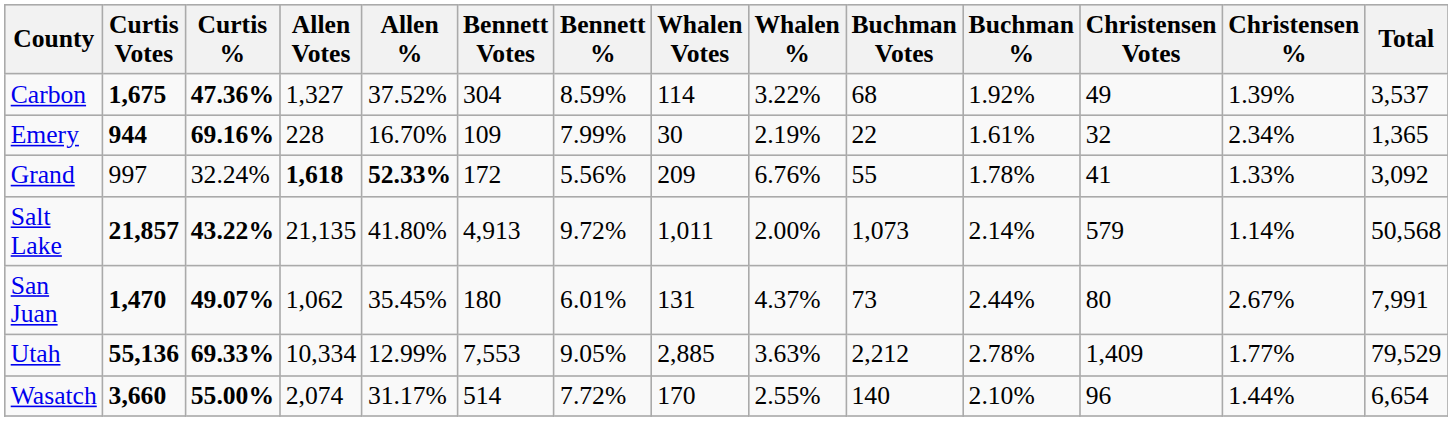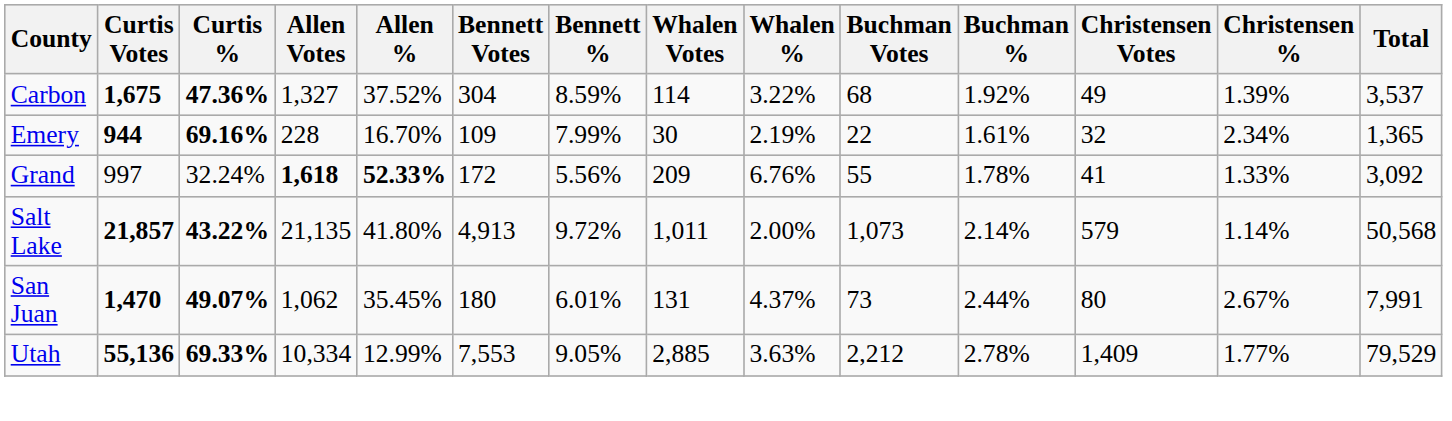- row: (54, 395)
